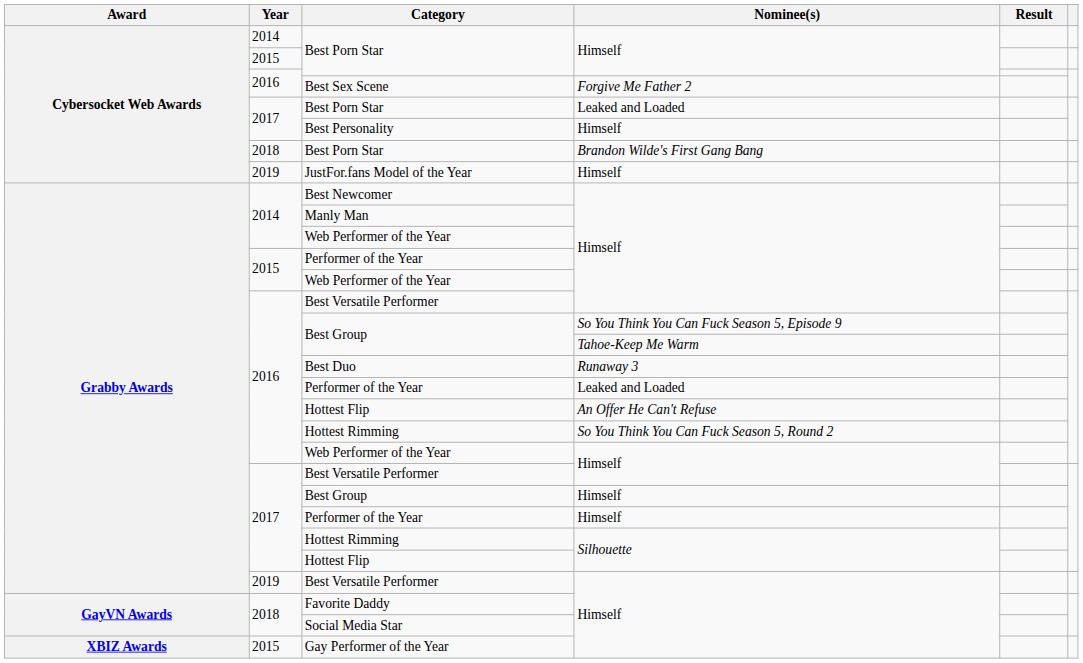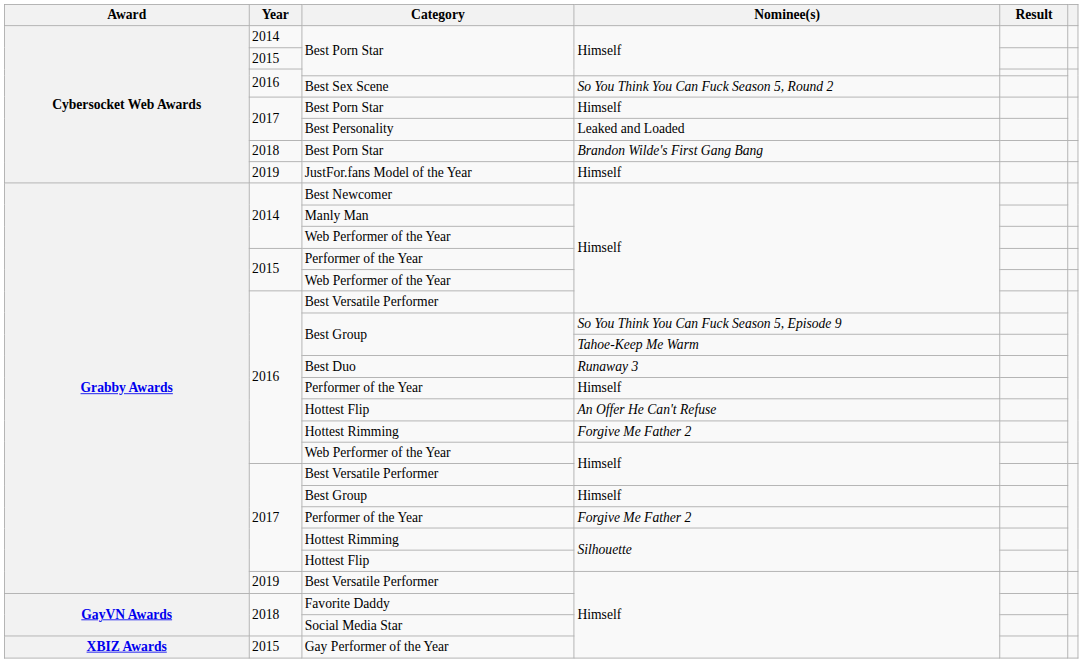(634, 86) Forgive Me Father 2 -> (705, 86) So You Think You Can Fuck Season 5, Round 2
(631, 107) Leaked and Loaded -> (599, 107) Himself
(599, 129) Himself -> (631, 129) Leaked and Loaded
(631, 388) Leaked and Loaded -> (599, 388) Himself
(705, 431) So You Think You Can Fuck Season 5, Round 2 -> (634, 431) Forgive Me Father 2
(599, 517) Himself -> (634, 517) Forgive Me Father 2
